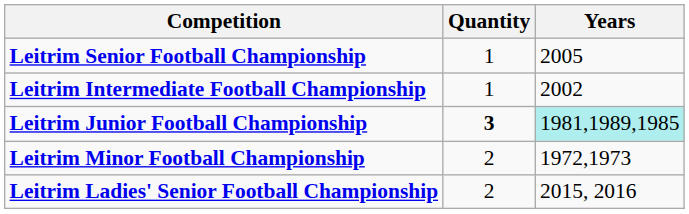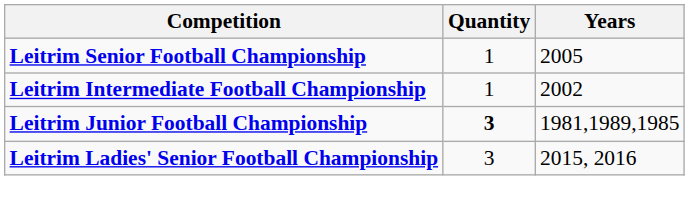(610, 123) paleturquoise background -> (610, 123) no background
- row: (187, 157)
(489, 191) 2 -> (489, 157) 3
